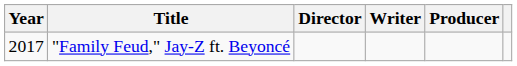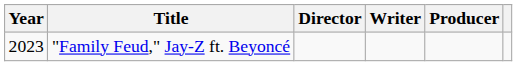(26, 46) 2017 -> (26, 46) 2023
